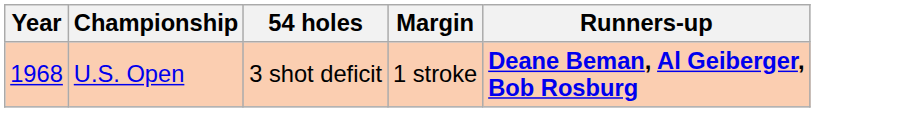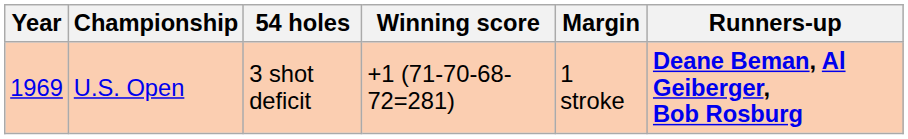+ column: (458, 23)
(37, 74) 1968 -> (37, 87) 1969
